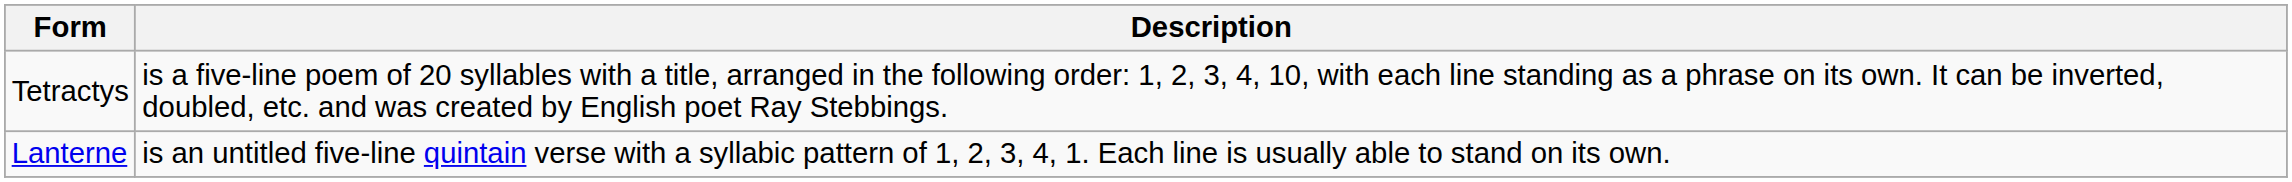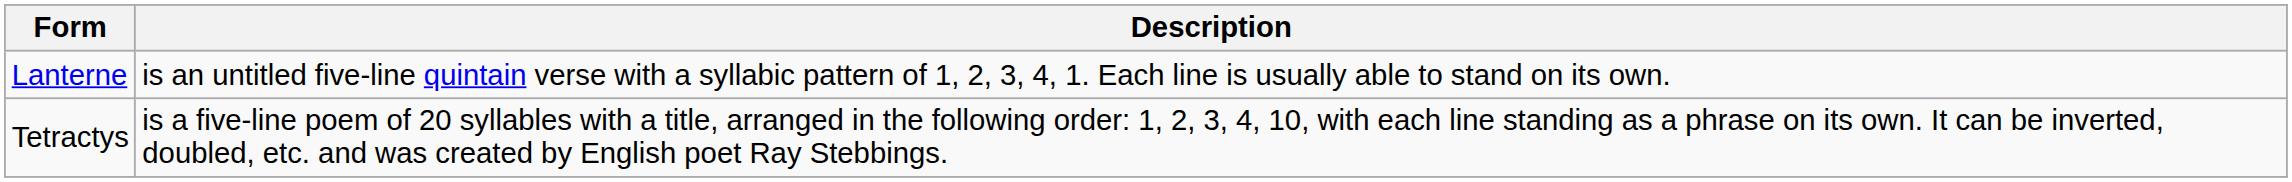rows swapped: (70, 90) <-> (69, 153)
